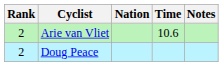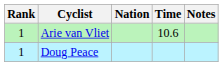(21, 33) 2 -> (21, 33) 1
(21, 52) 2 -> (21, 52) 1
